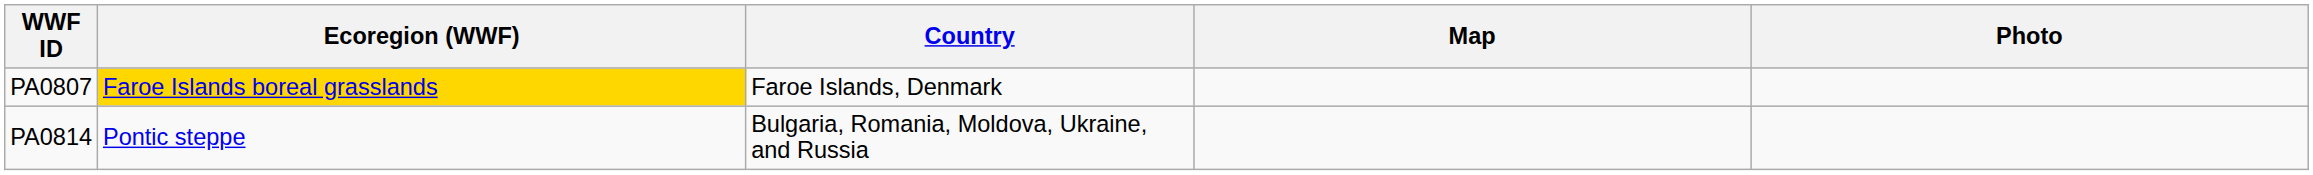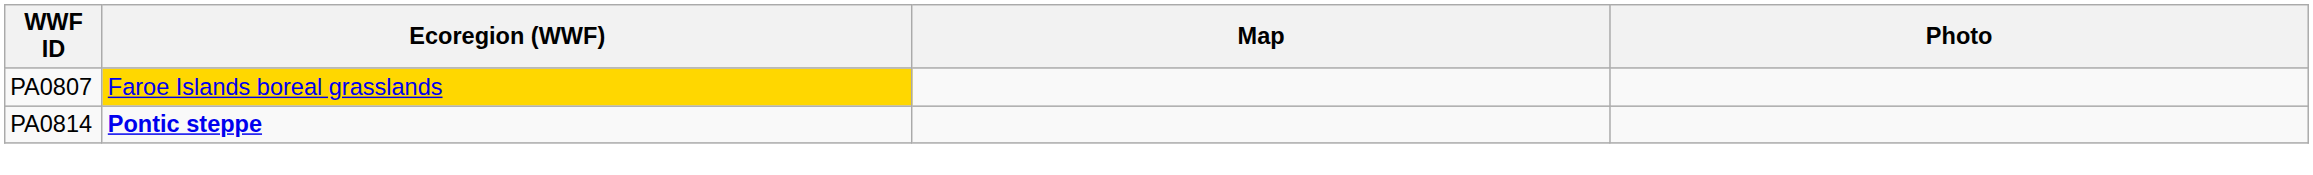- column: (970, 36)
(174, 137) normal -> (185, 124) bold
